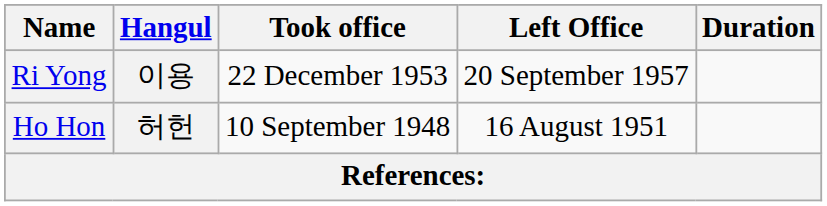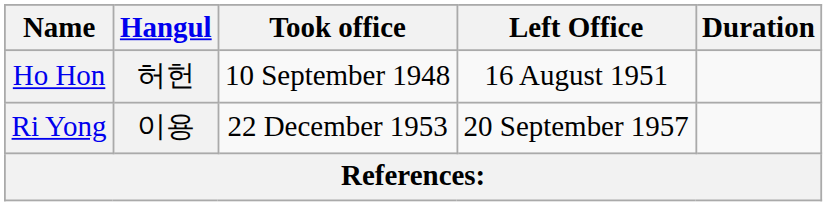rows swapped: (59, 127) <-> (59, 76)
